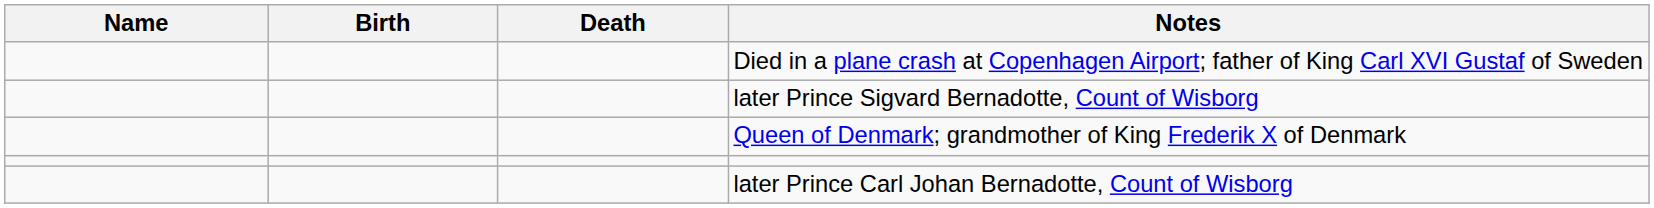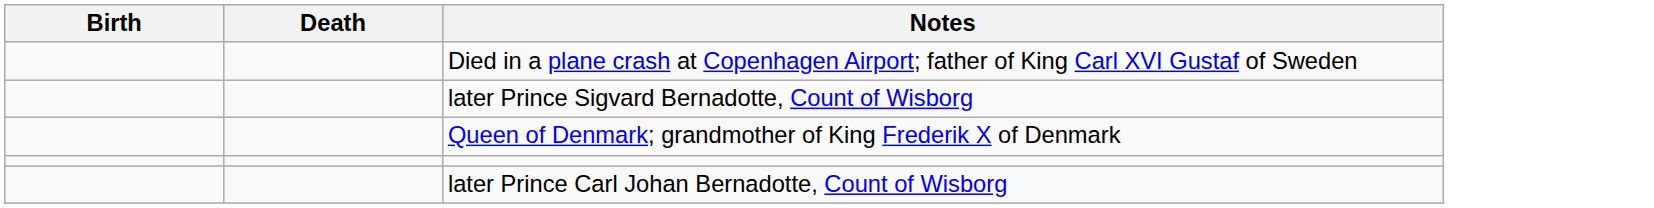- column: (136, 23)
